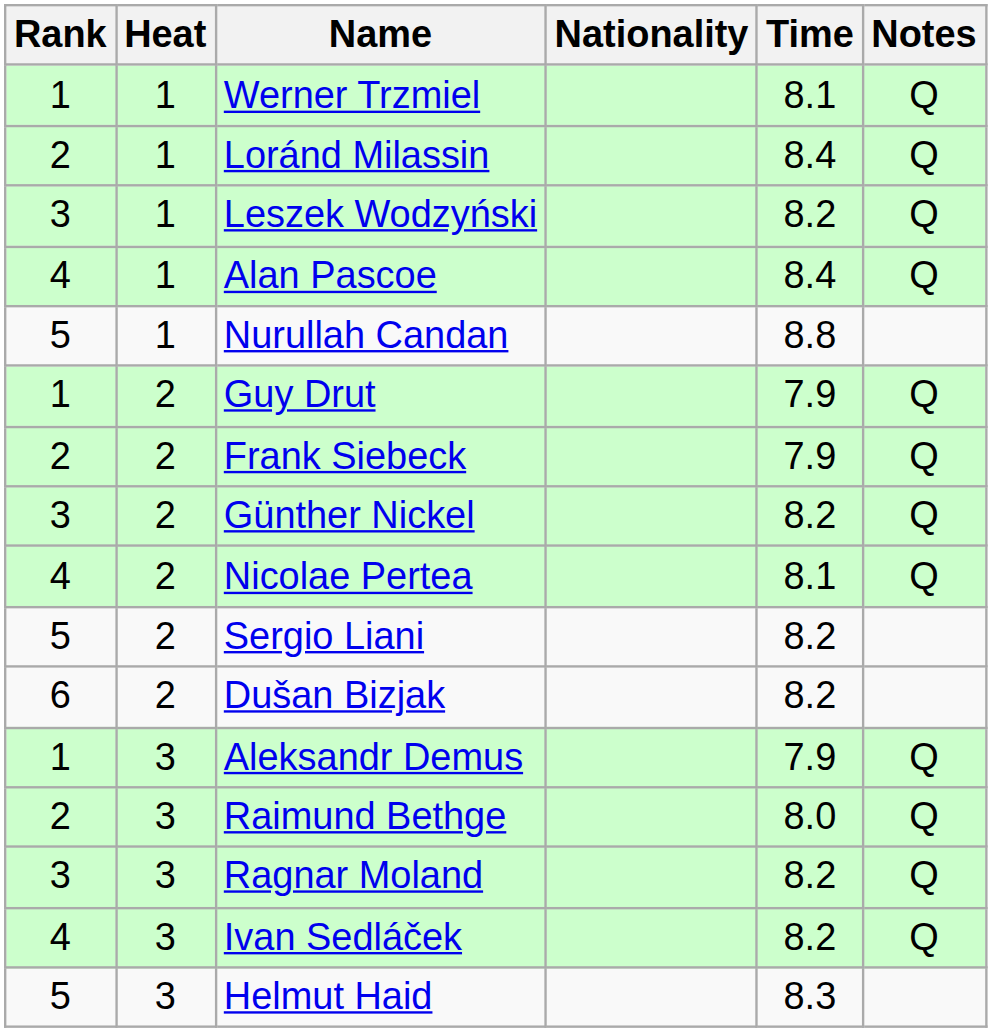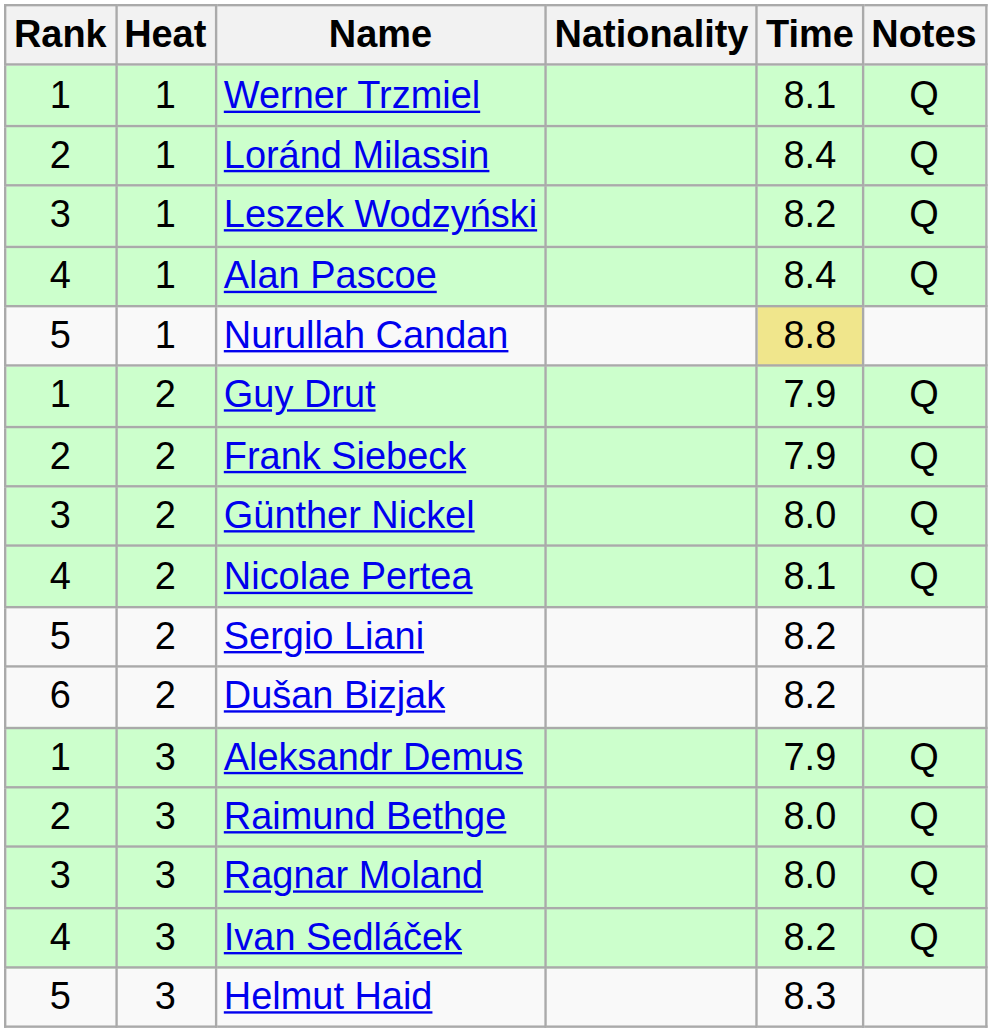(810, 335) no background -> (810, 335) khaki background
(810, 515) 8.2 -> (810, 515) 8.0
(810, 876) 8.2 -> (810, 876) 8.0
